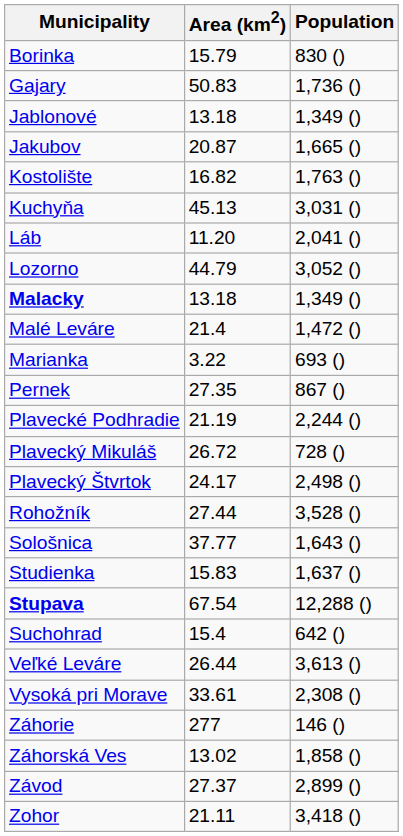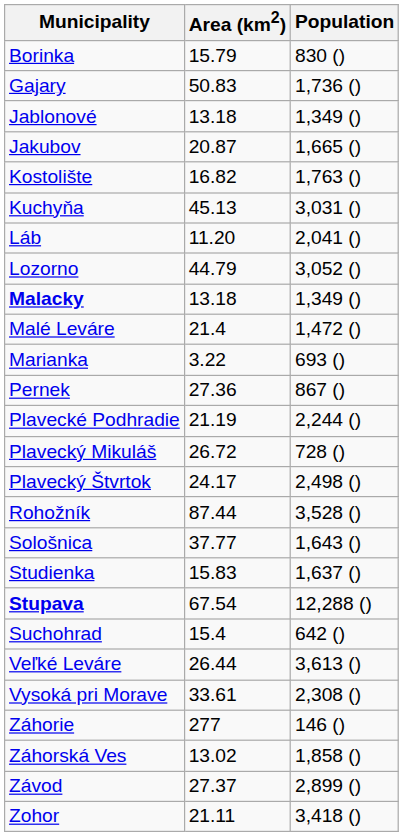(213, 390) 27.35 -> (213, 390) 27.36
(213, 512) 27.44 -> (213, 512) 87.44
